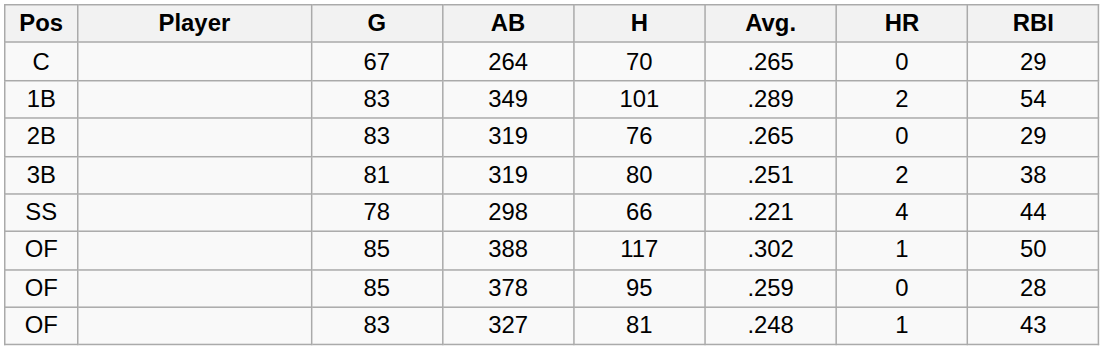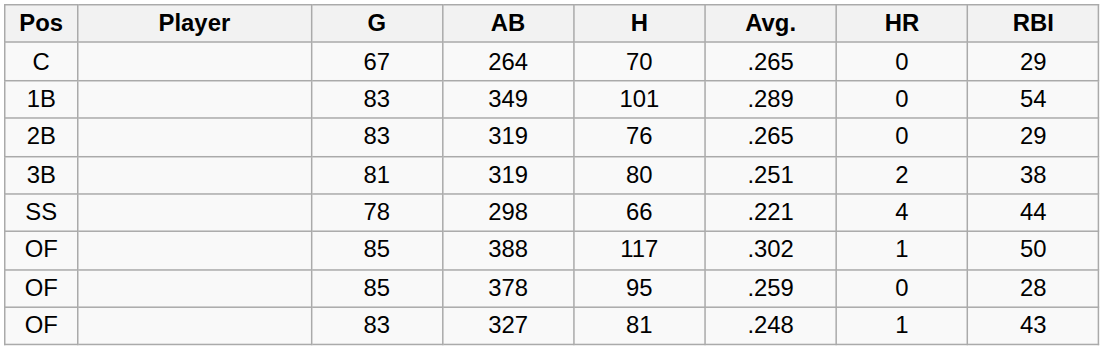(902, 99) 2 -> (902, 99) 0
